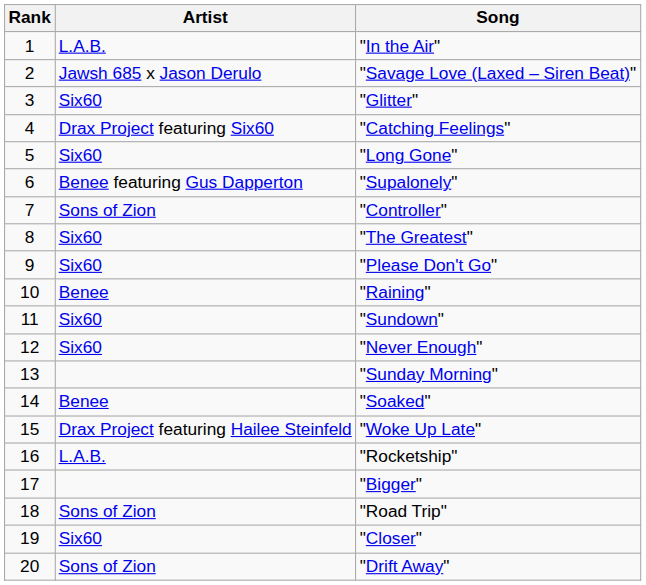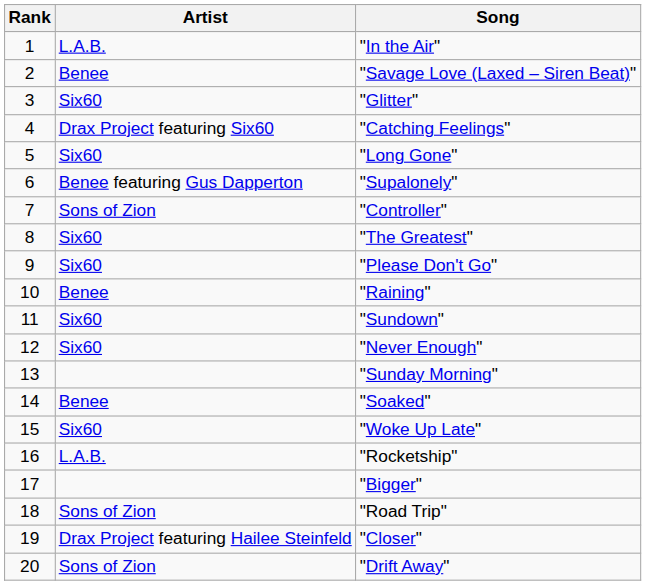(160, 73) Jawsh 685 x Jason Derulo -> (84, 73) Benee
(205, 429) Drax Project featuring Hailee Steinfeld -> (80, 429) Six60
(80, 538) Six60 -> (205, 538) Drax Project featuring Hailee Steinfeld
